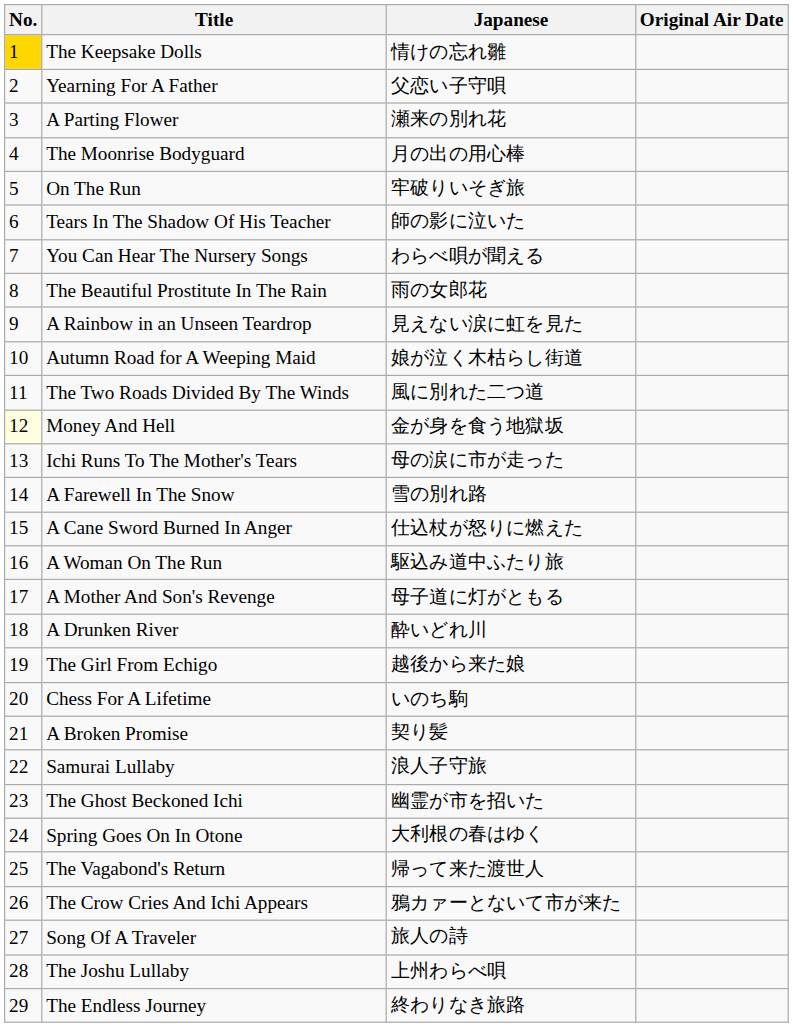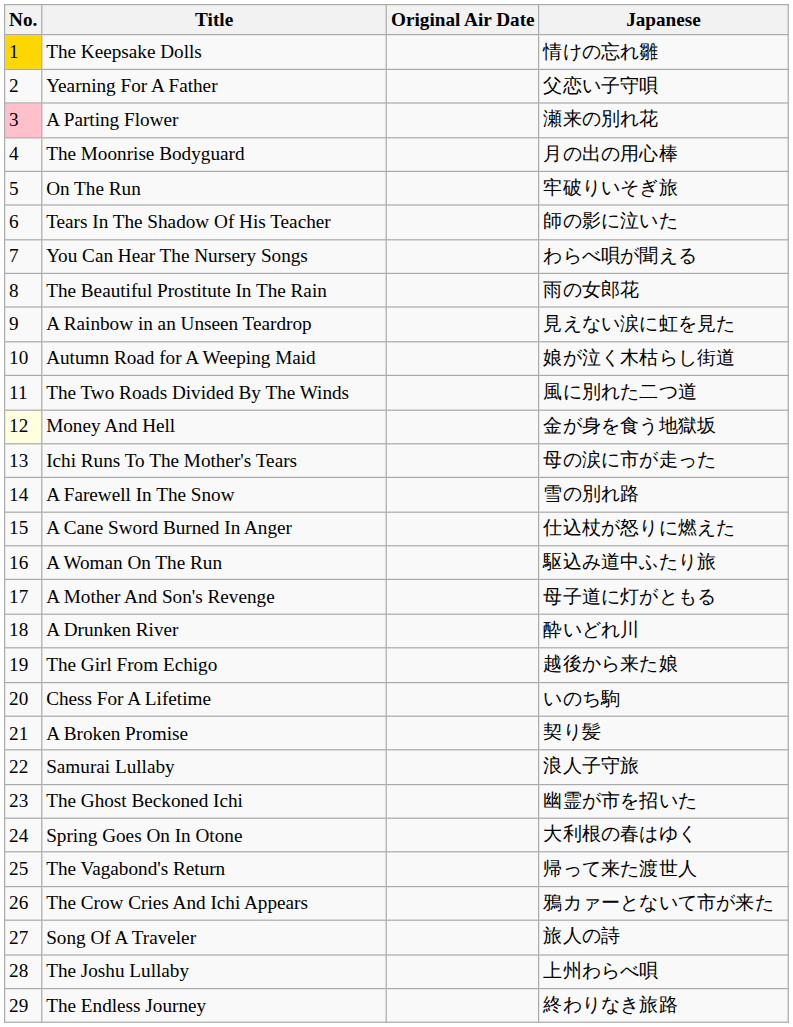columns swapped: (511, 19) <-> (712, 19)
(14, 120) no background -> (14, 120) pink background
